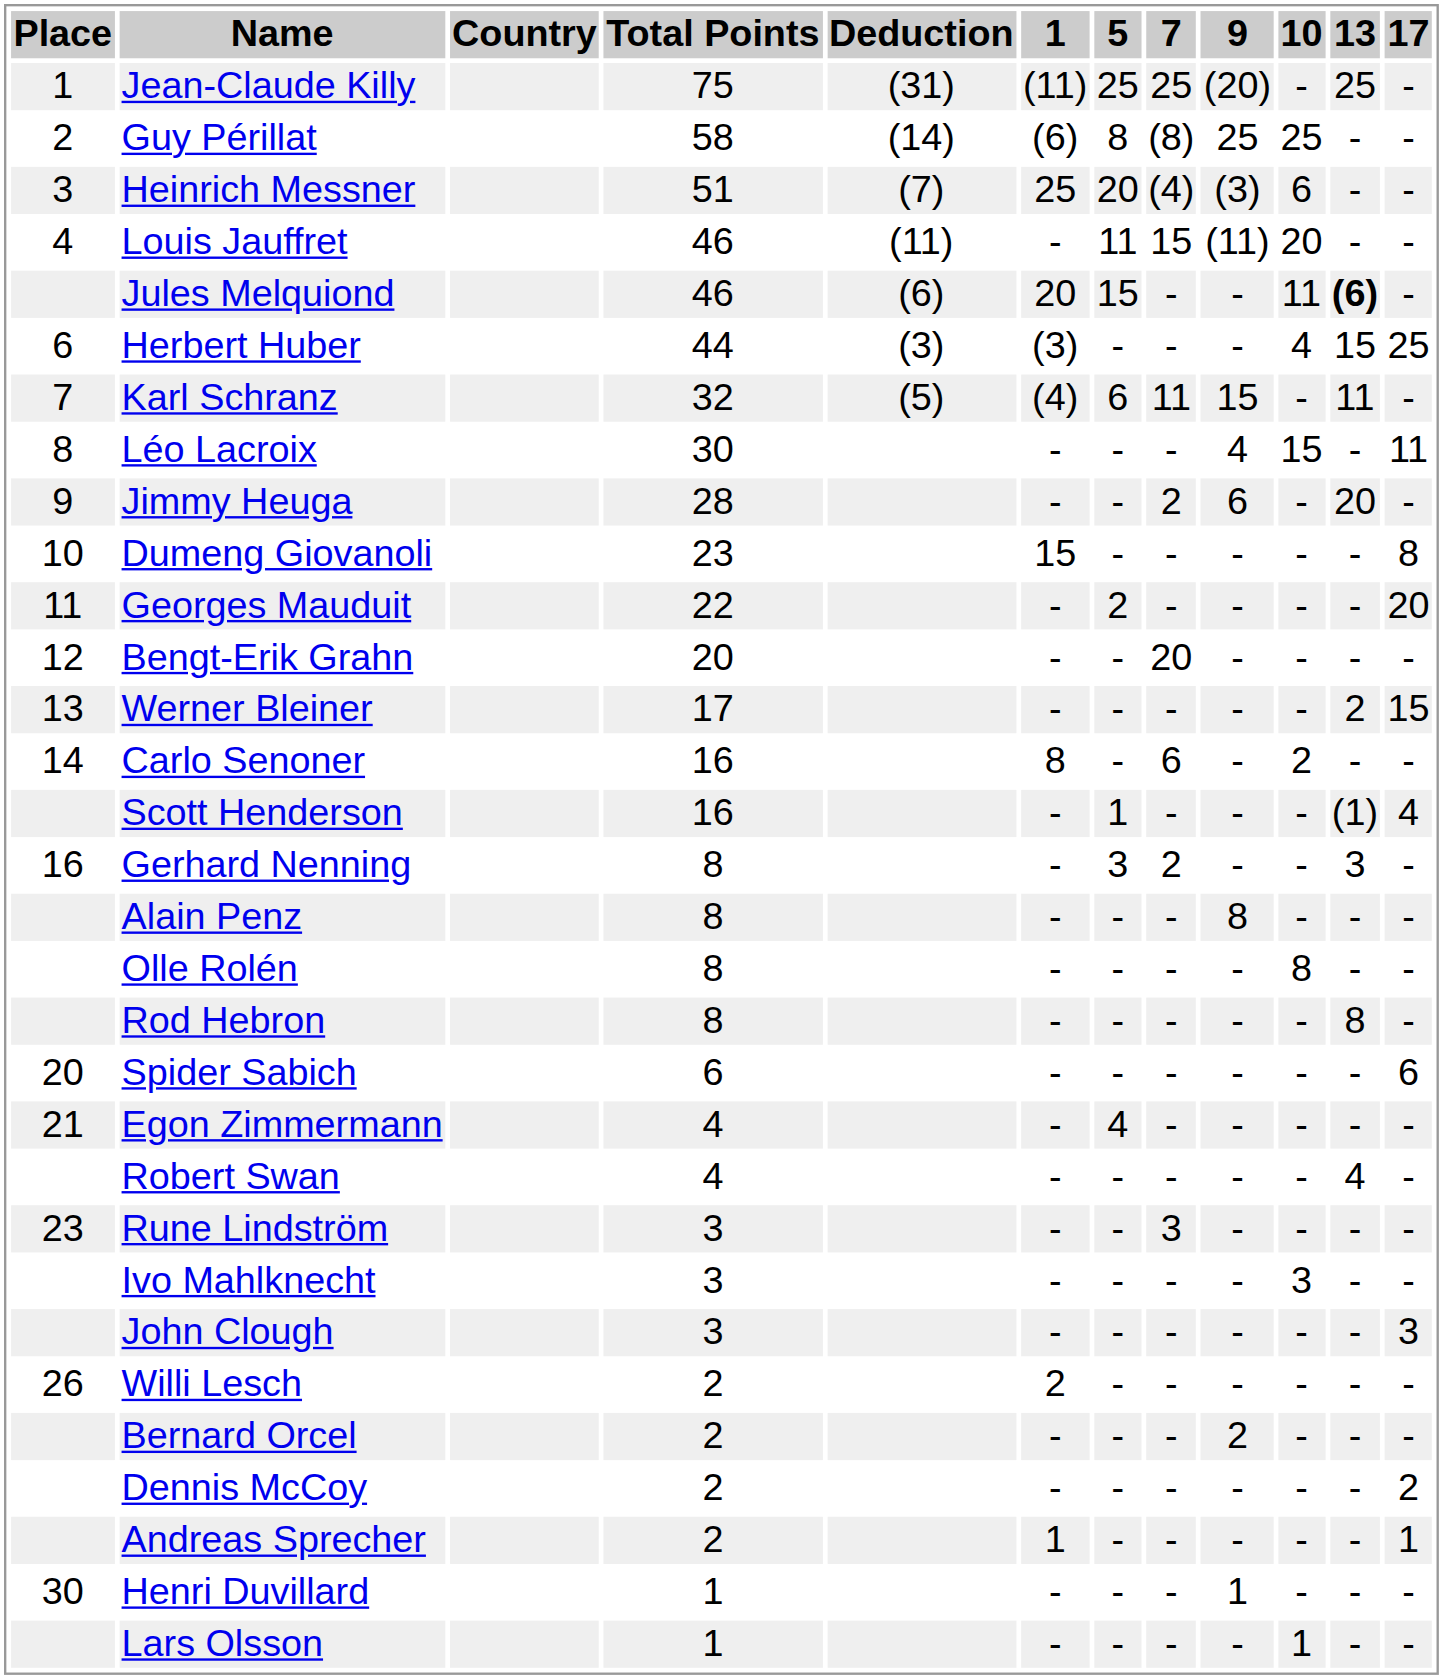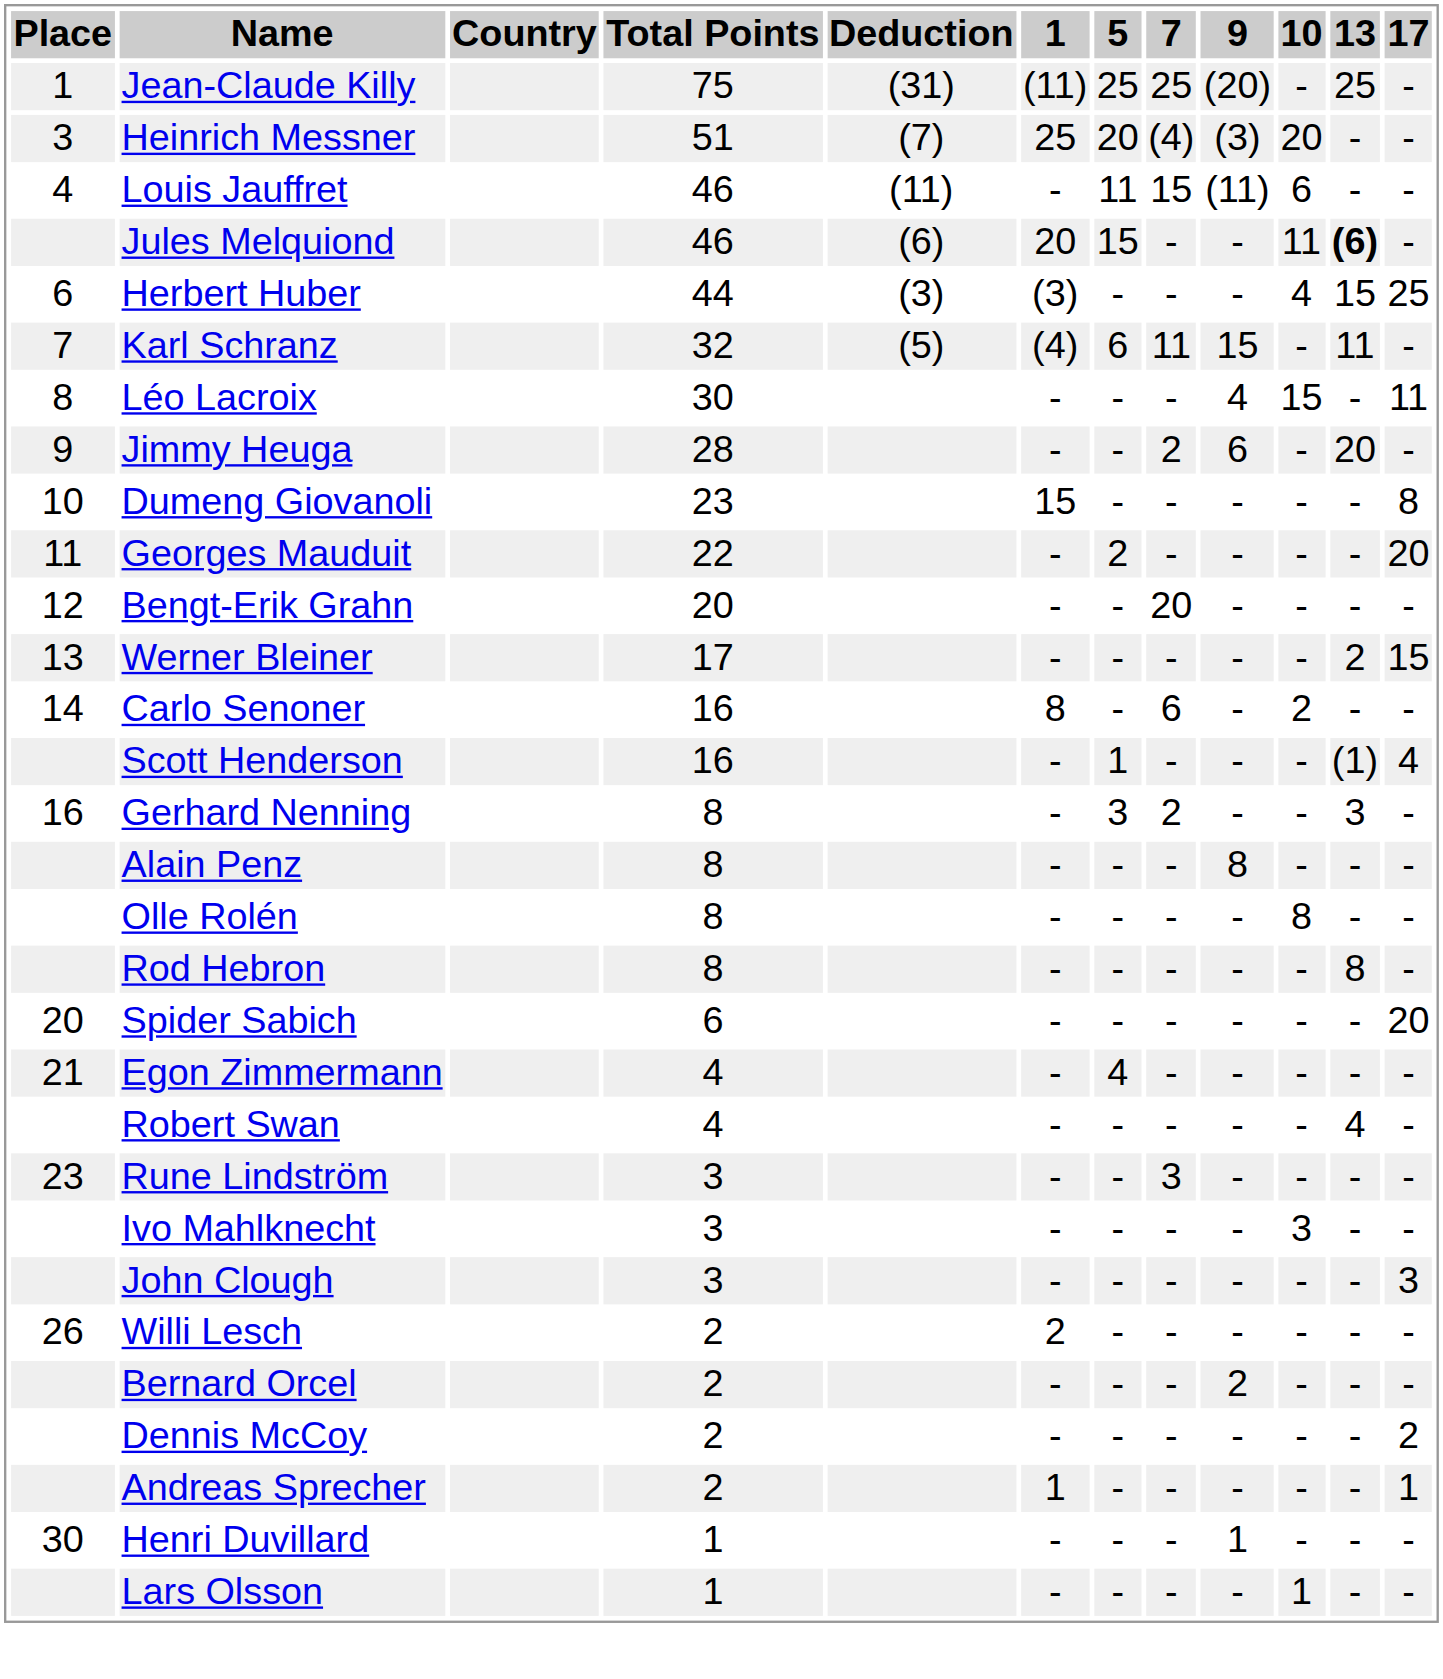- row: (219, 137)
(1301, 189) 6 -> (1301, 137) 20
(1301, 241) 20 -> (1301, 189) 6
(1408, 1072) 6 -> (1408, 1020) 20
